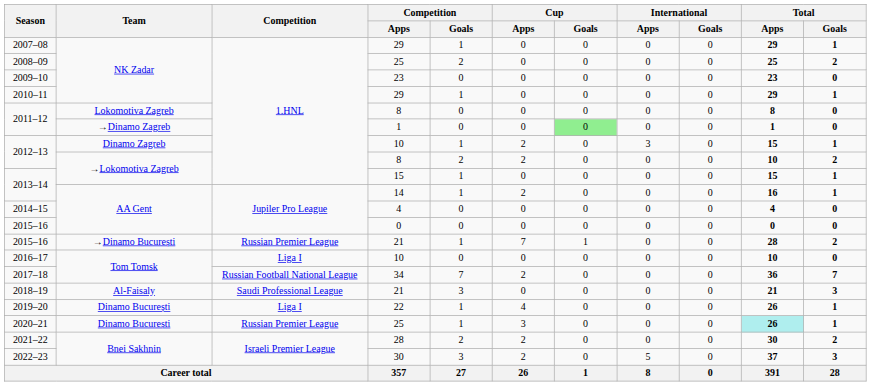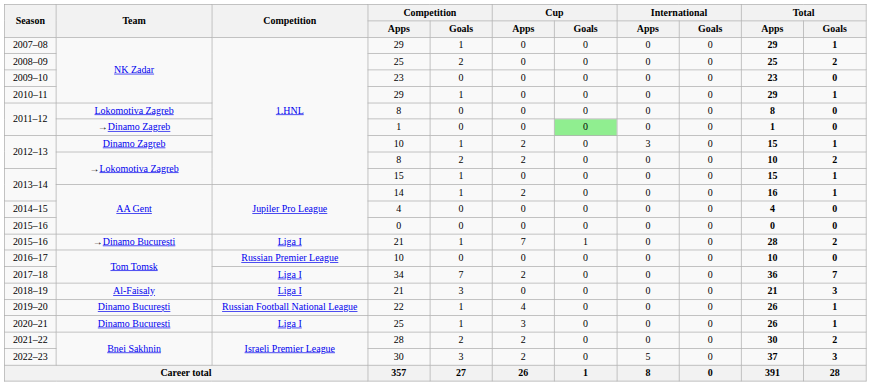(290, 242) Russian Premier League -> (290, 242) Liga I
(290, 258) Liga I -> (290, 258) Russian Premier League
(290, 275) Russian Football National League -> (290, 275) Liga I
(290, 291) Saudi Professional League -> (290, 291) Liga I
(290, 308) Liga I -> (290, 308) Russian Football National League
(290, 324) Russian Premier League -> (290, 324) Liga I
(772, 324) paleturquoise background -> (772, 324) no background
